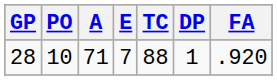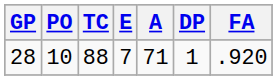columns swapped: (96, 23) <-> (156, 23)
